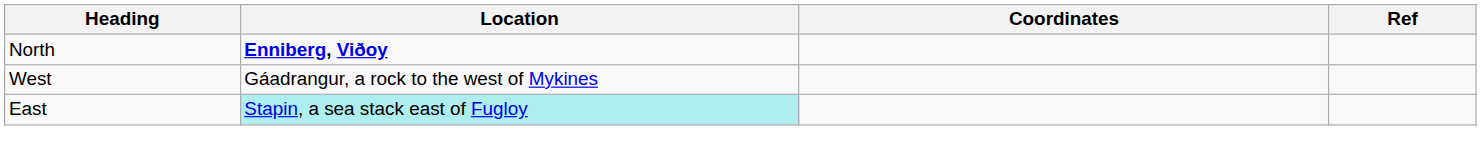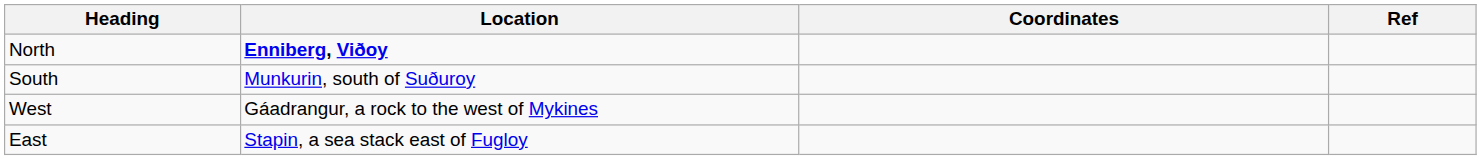+ row: (34, 79)
(386, 109) paleturquoise background -> (386, 139) no background
